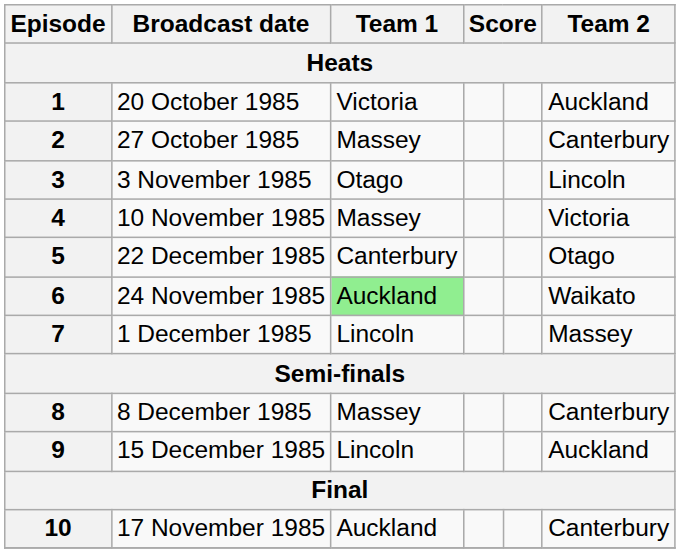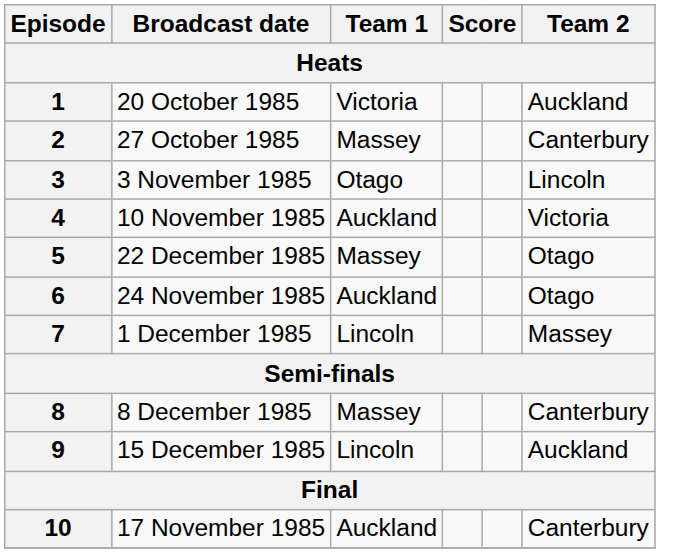(379, 218) Massey -> (387, 218) Auckland
(397, 256) Canterbury -> (379, 256) Massey
(387, 295) lightgreen background -> (387, 295) no background
(592, 295) Waikato -> (561, 295) Otago
